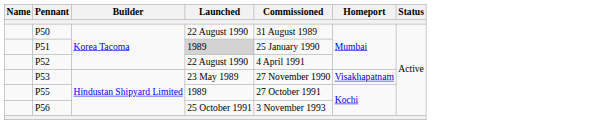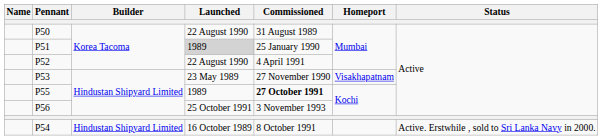(288, 92) normal -> (290, 92) bold
+ row: (42, 127)
